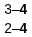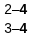rows swapped: (16, 28) <-> (16, 9)
